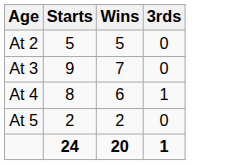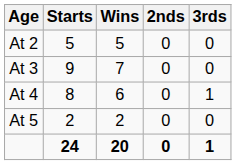+ column: (166, 17)
